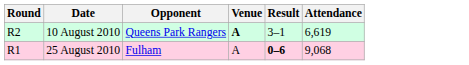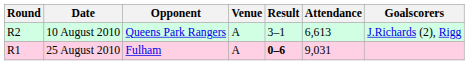+ column: (414, 13)
(236, 32) bold -> (236, 32) normal
(318, 32) 6,619 -> (318, 32) 6,613
(318, 50) 9,068 -> (318, 50) 9,031
